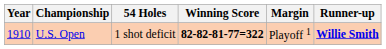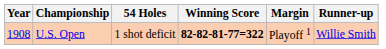(19, 33) 1910 -> (19, 33) 1908
(347, 33) bold -> (346, 33) normal
